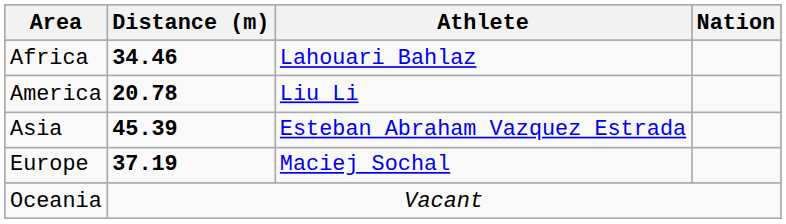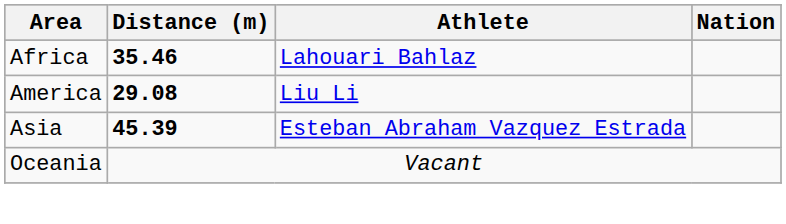(145, 58) 34.46 -> (145, 58) 35.46
(145, 94) 20.78 -> (145, 94) 29.08
- row: (49, 165)
